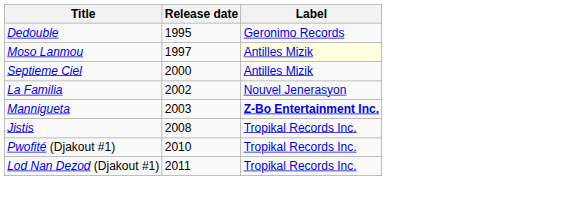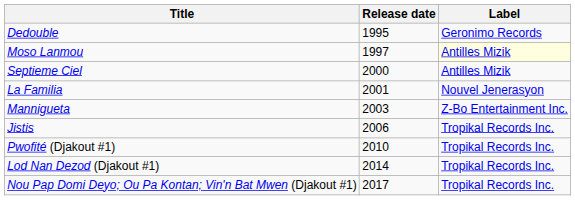(178, 90) 2002 -> (376, 90) 2001
(311, 109) bold -> (505, 109) normal
(178, 128) 2008 -> (376, 128) 2006
(178, 166) 2011 -> (376, 166) 2014
+ row: (182, 185)
